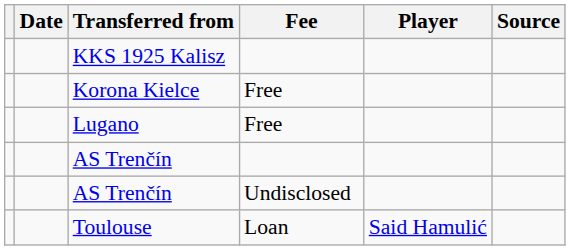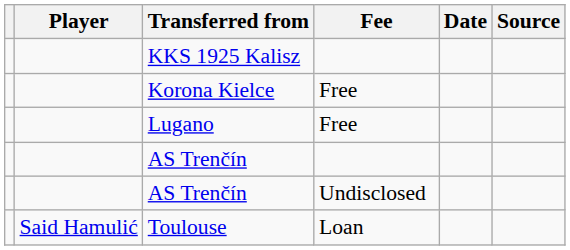columns swapped: (428, 21) <-> (41, 21)
